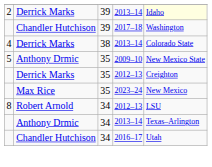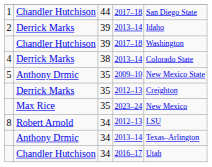+ row: (9, 12)
(155, 12) lightyellow background -> (155, 28) no background
